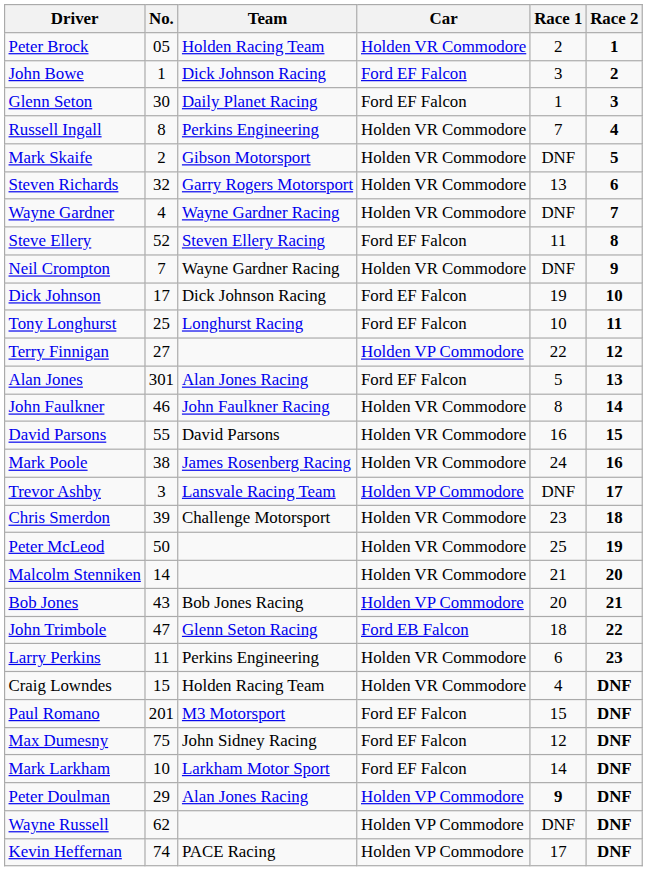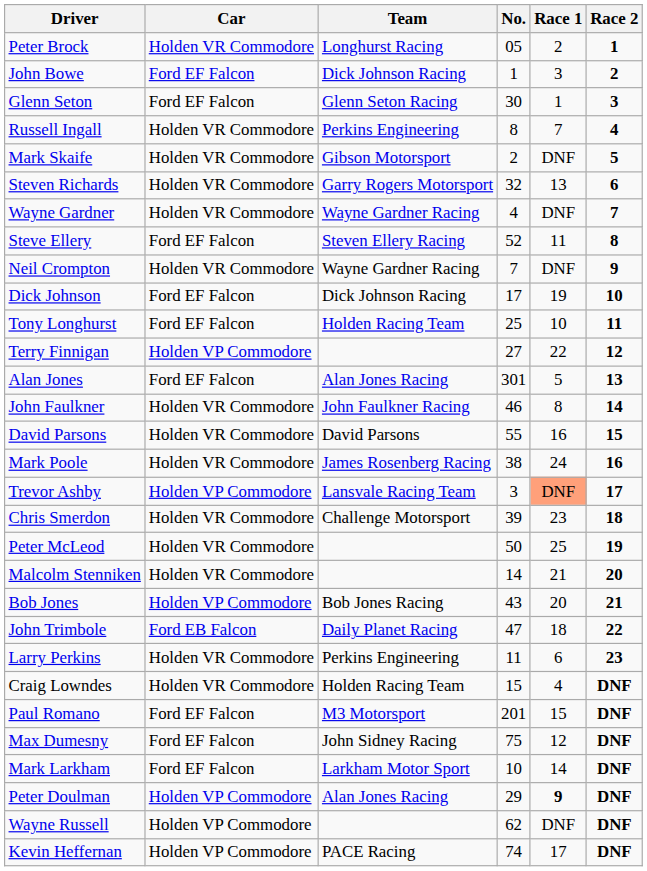columns swapped: (161, 18) <-> (444, 18)
(253, 46) Holden Racing Team -> (382, 46) Longhurst Racing
(250, 102) Daily Planet Racing -> (390, 102) Glenn Seton Racing
(242, 324) Longhurst Racing -> (393, 324) Holden Racing Team
(558, 491) no background -> (558, 491) lightsalmon background
(250, 630) Glenn Seton Racing -> (390, 630) Daily Planet Racing
